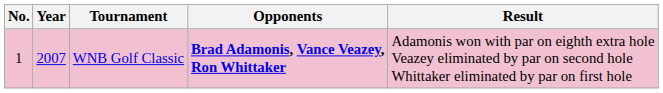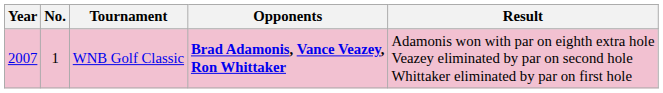columns swapped: (19, 16) <-> (51, 16)
